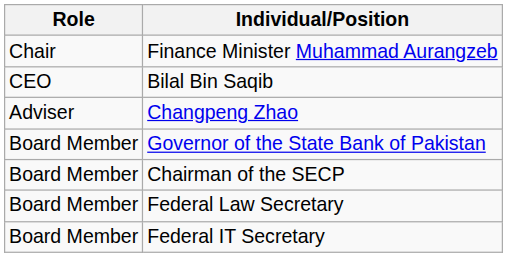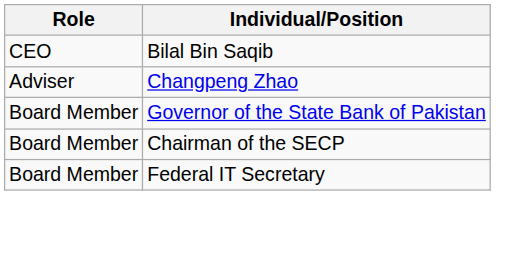- row: (322, 50)
- row: (245, 205)
